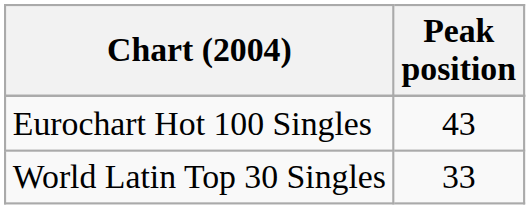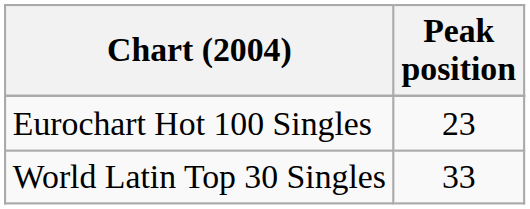(459, 122) 43 -> (459, 122) 23
